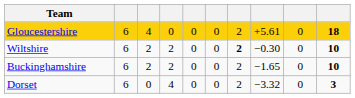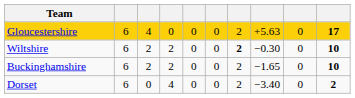(267, 31) +5.61 -> (267, 31) +5.63
(333, 31) 18 -> (333, 31) 17
(267, 84) −3.32 -> (267, 84) −3.40
(333, 84) 3 -> (333, 84) 2
